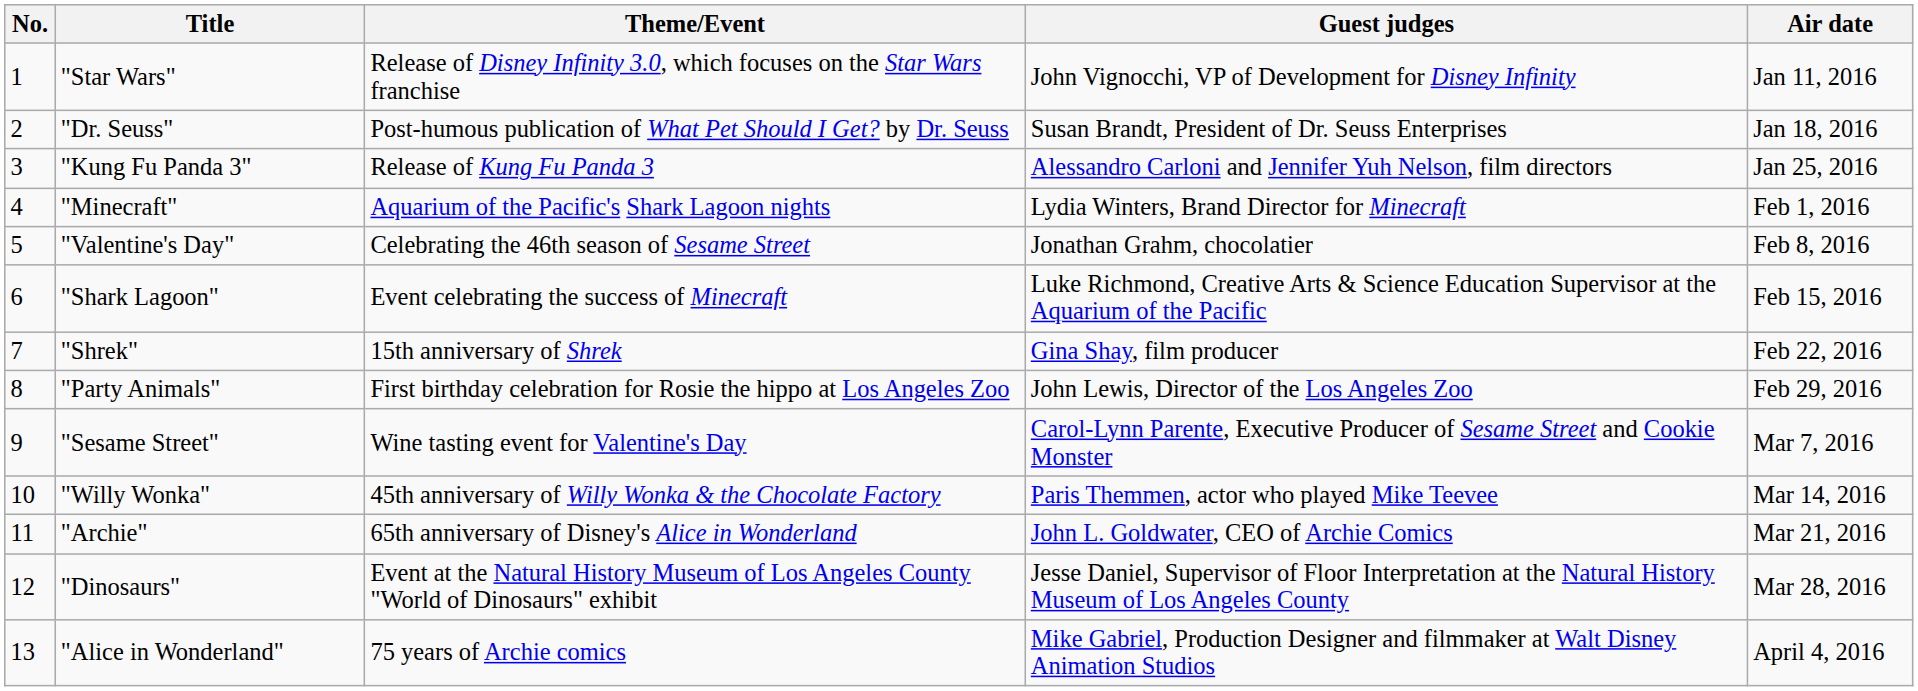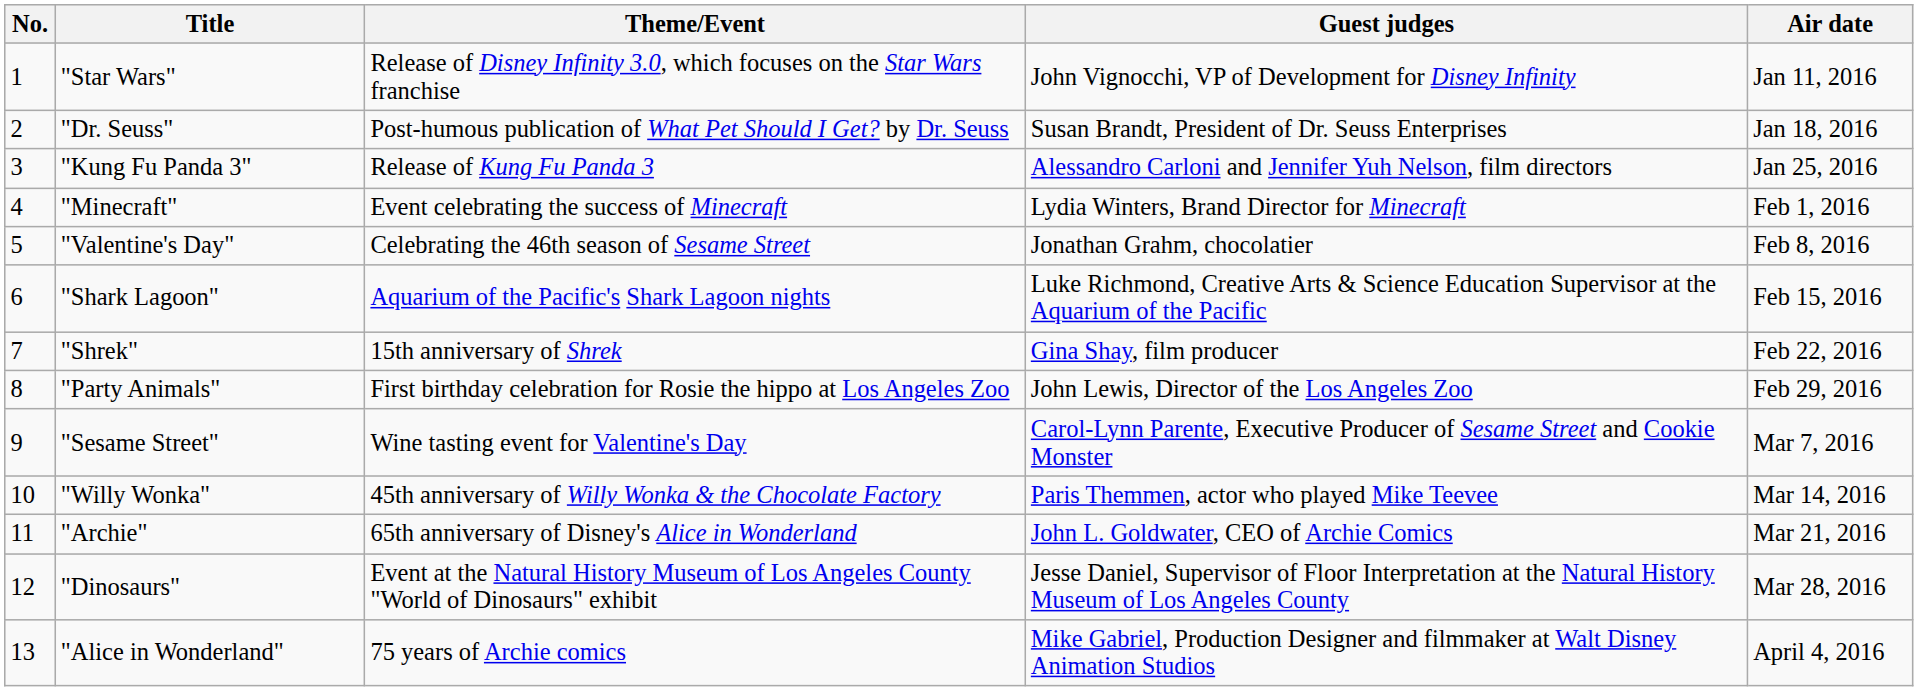(600, 206) Aquarium of the Pacific's Shark Lagoon nights -> (579, 206) Event celebrating the success of Minecraft
(579, 298) Event celebrating the success of Minecraft -> (600, 298) Aquarium of the Pacific's Shark Lagoon nights
